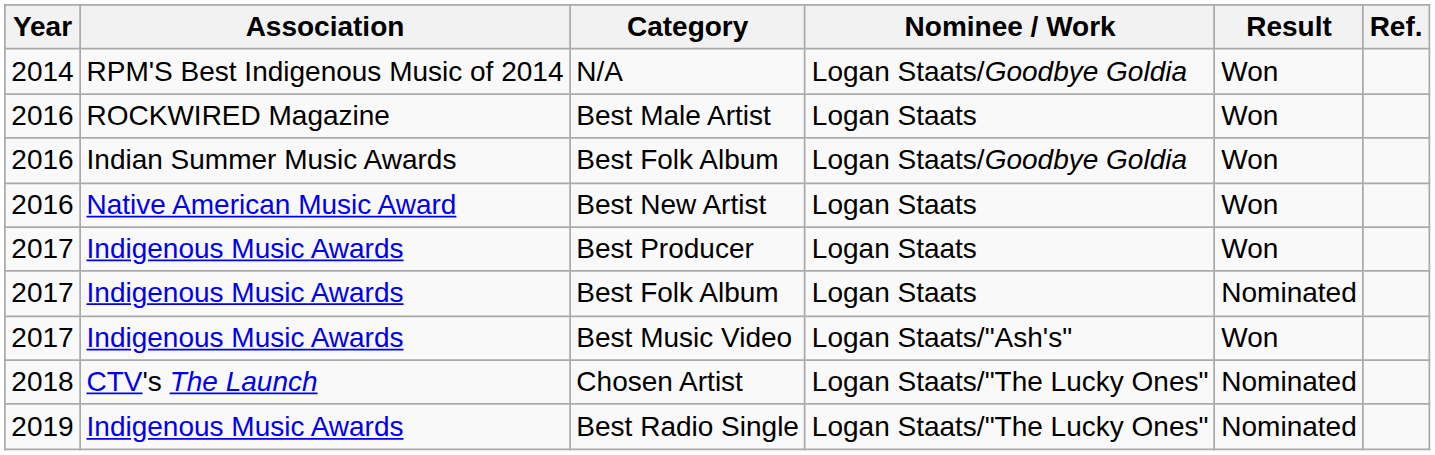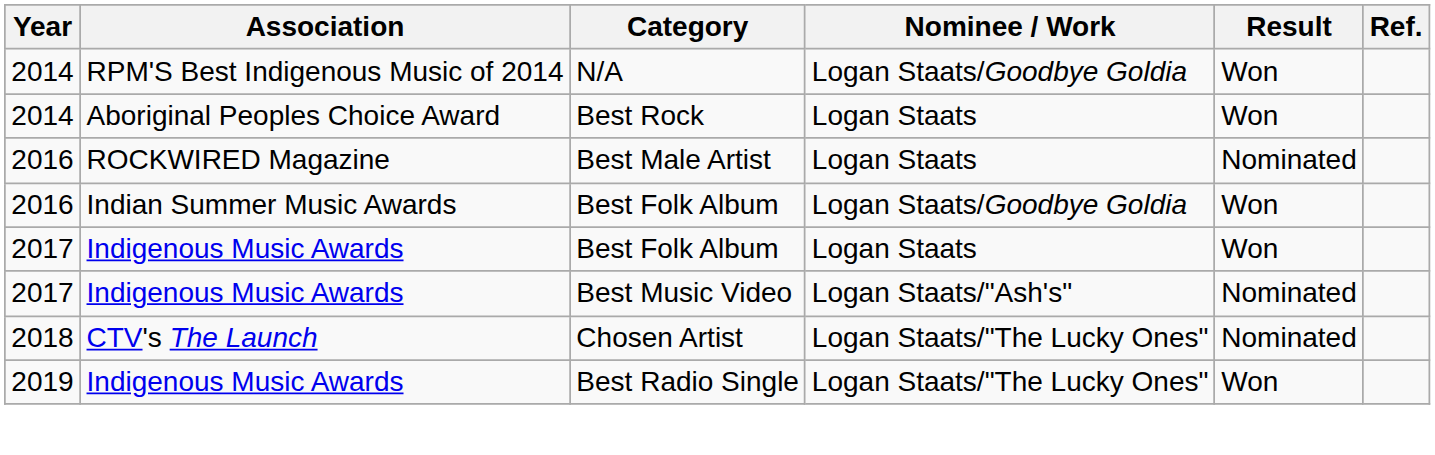+ row: (293, 115)
(1250, 115) Won -> (1289, 159) Nominated
- row: (271, 204)
- row: (245, 248)
(1289, 293) Nominated -> (1250, 248) Won
(1250, 337) Won -> (1289, 293) Nominated
(1289, 426) Nominated -> (1250, 381) Won
